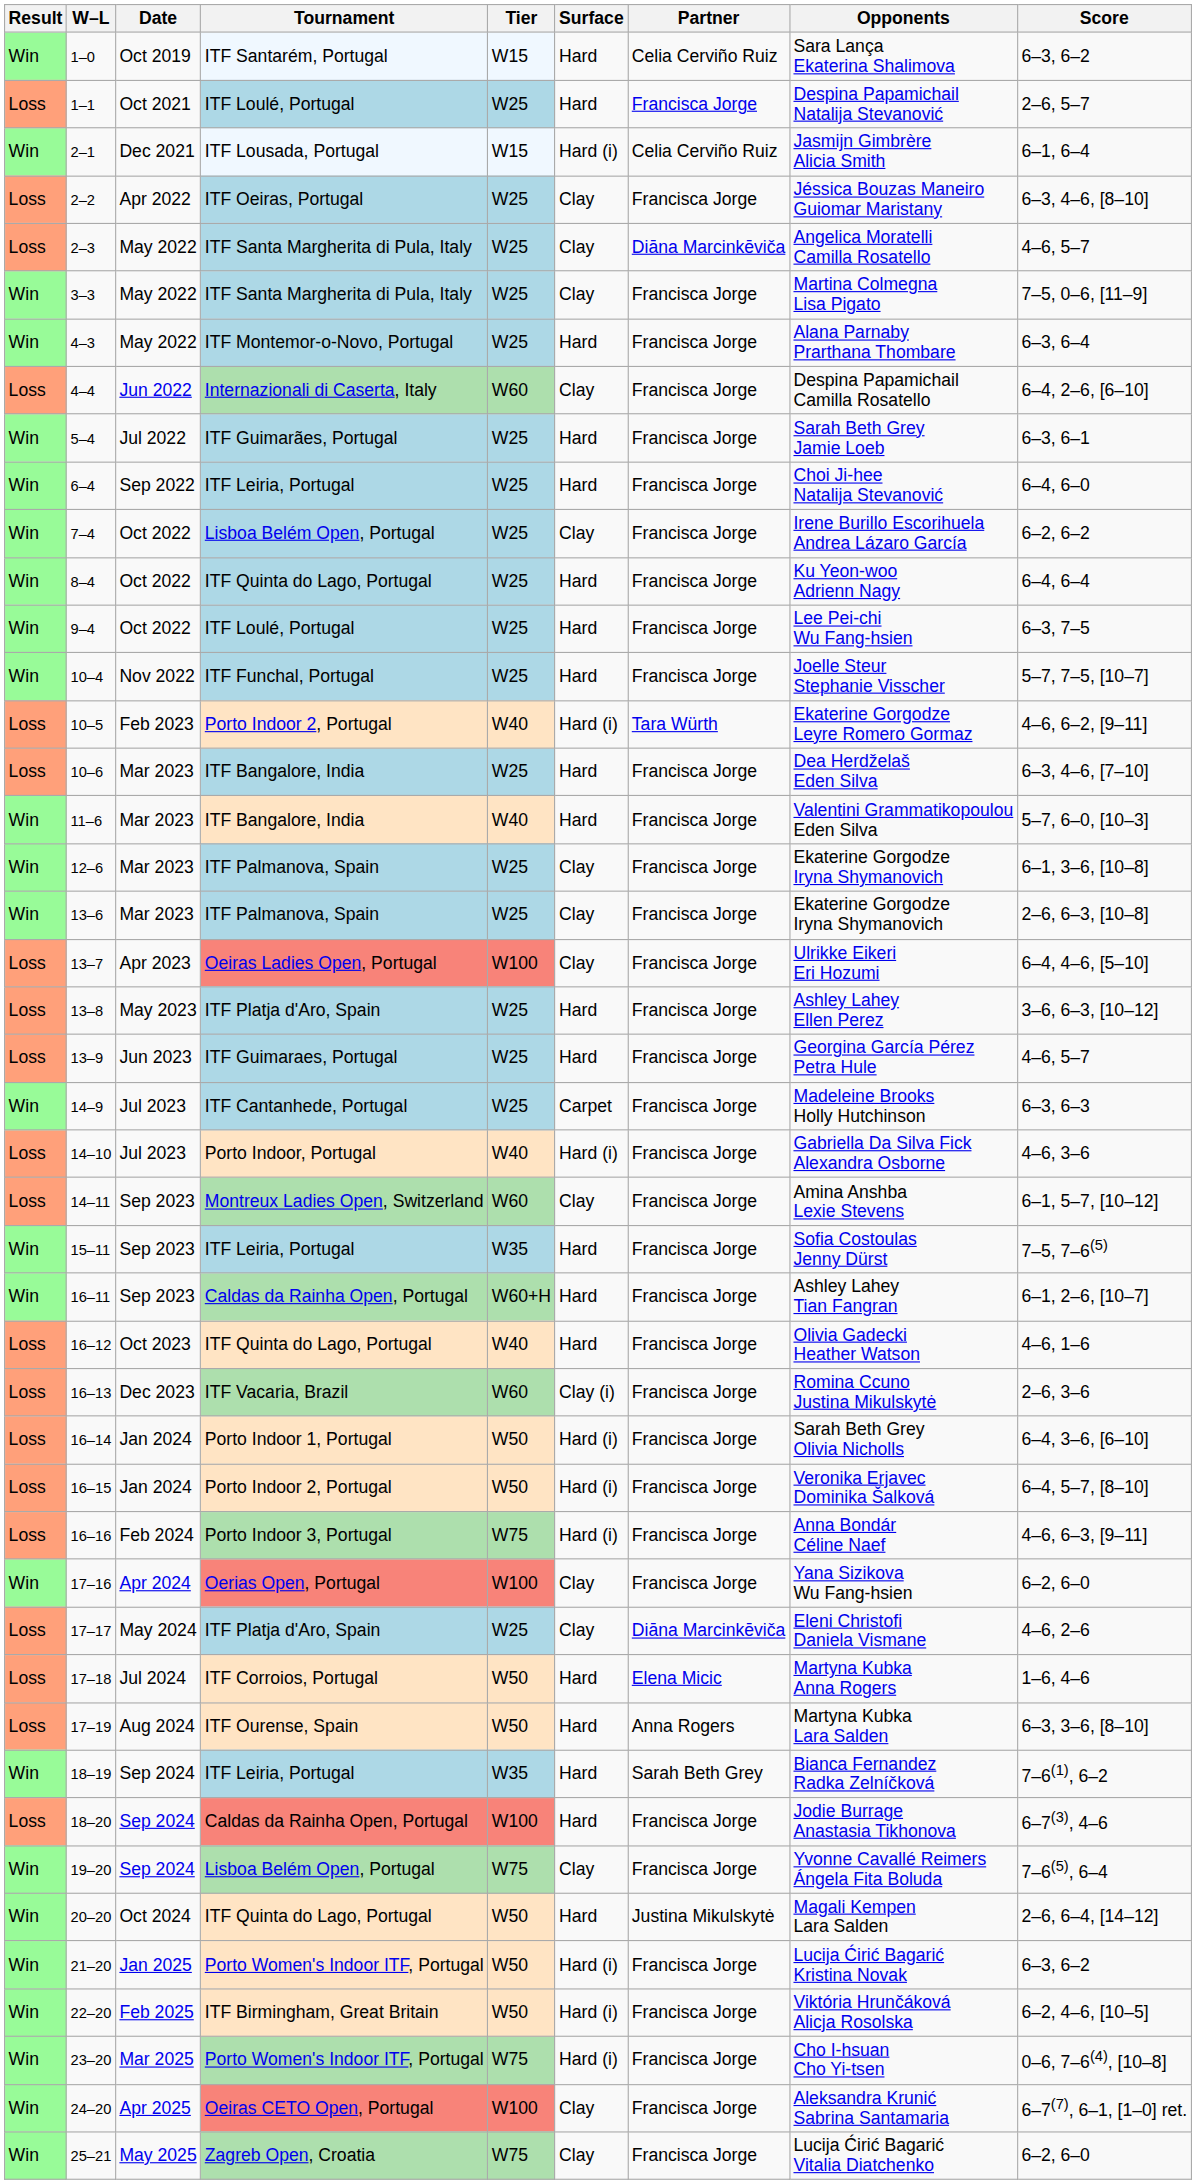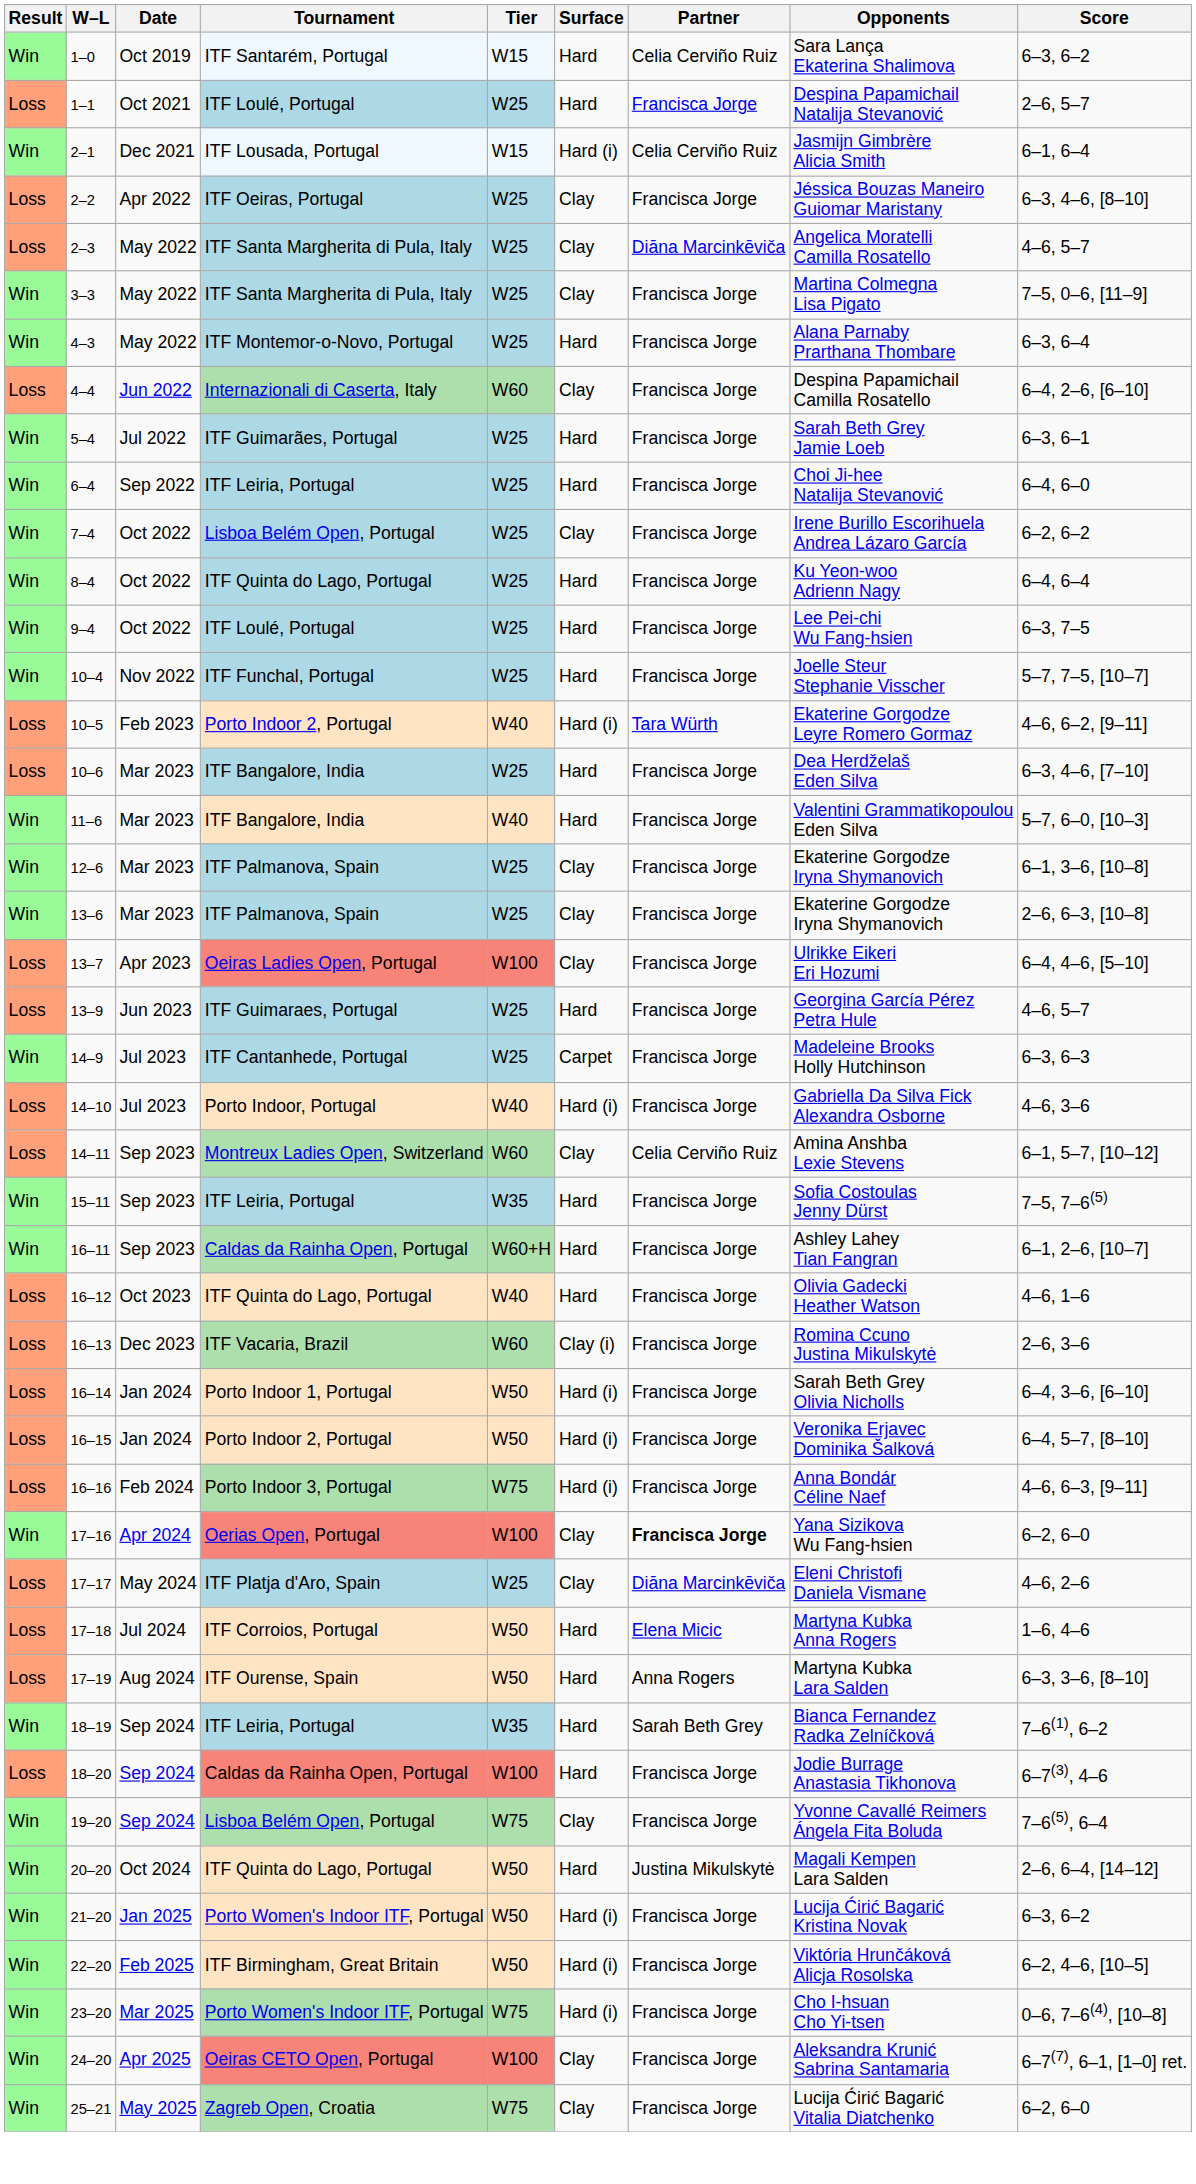- row: (87, 1011)
(694, 1201) Francisca Jorge -> (705, 1153) Celia Cerviño Ruiz
(694, 1583) normal -> (699, 1535) bold
